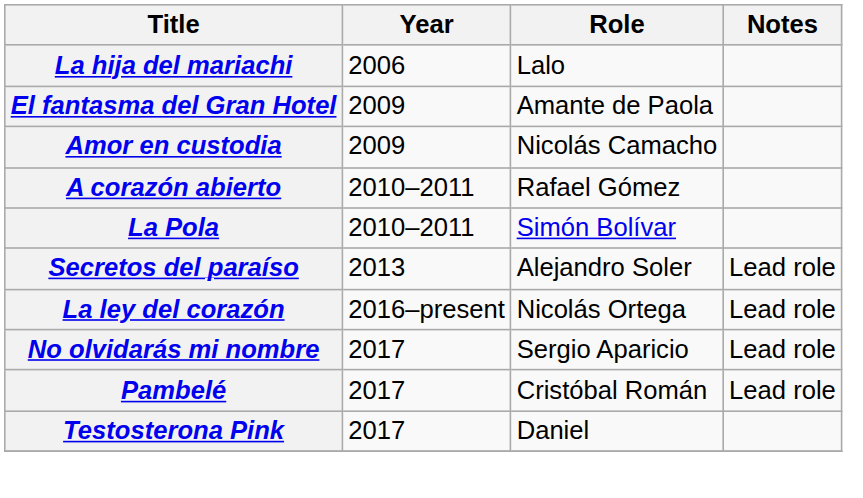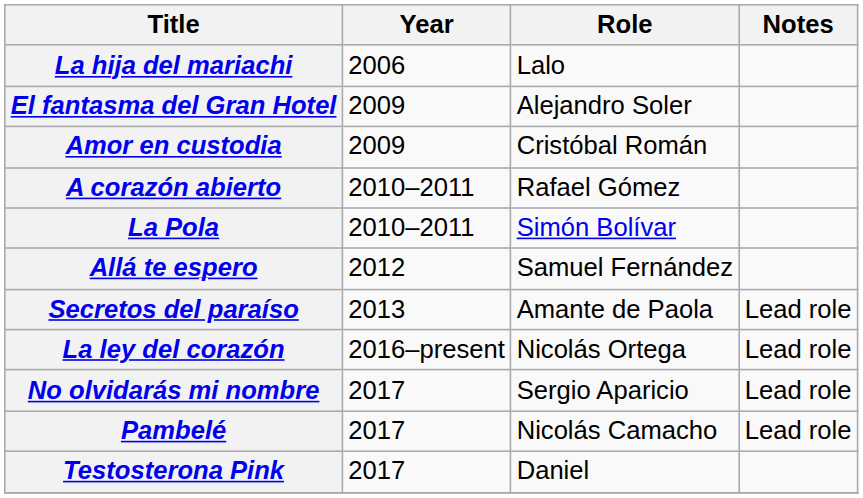(615, 106) Amante de Paola -> (604, 106) Alejandro Soler
(617, 146) Nicolás Camacho -> (612, 146) Cristóbal Román
+ row: (174, 268)
(604, 268) Alejandro Soler -> (615, 308) Amante de Paola
(612, 390) Cristóbal Román -> (617, 430) Nicolás Camacho
